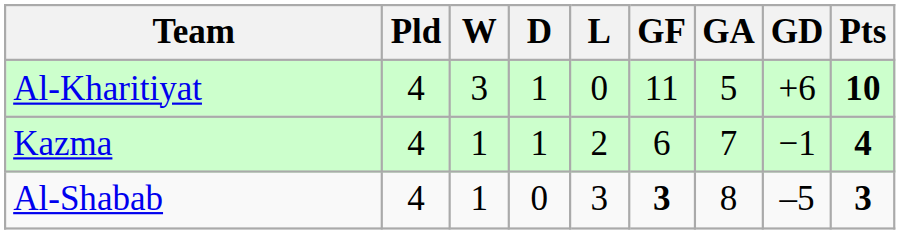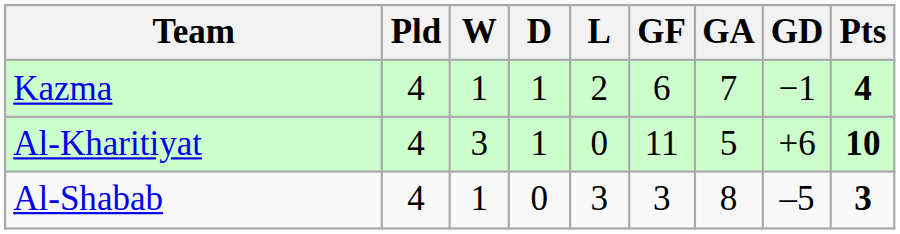rows swapped: (108, 87) <-> (63, 143)
(662, 198) bold -> (662, 198) normal
